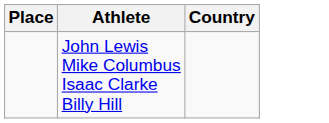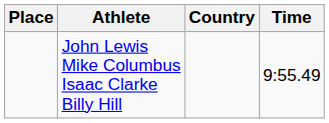+ column: (292, 18)
